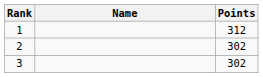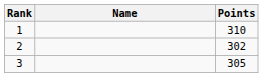(237, 30) 312 -> (237, 30) 310
(237, 64) 302 -> (237, 64) 305
